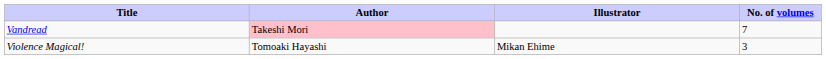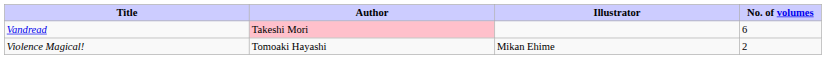(745, 29) 7 -> (745, 29) 6
(745, 46) 3 -> (745, 46) 2
